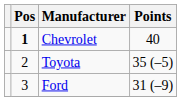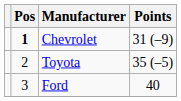(153, 39) 40 -> (153, 39) 31 (–9)
(153, 85) 31 (–9) -> (153, 85) 40
